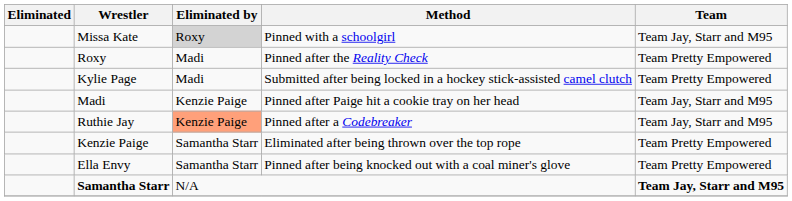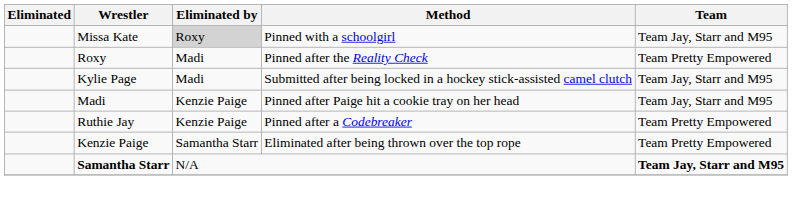(705, 79) Team Pretty Empowered -> (705, 79) Team Jay, Starr and M95
(211, 121) lightsalmon background -> (211, 121) no background
(705, 121) Team Jay, Starr and M95 -> (705, 121) Team Pretty Empowered
- row: (104, 164)
